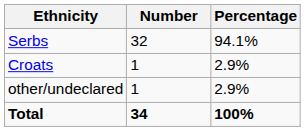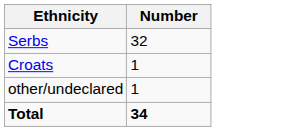- column: (256, 16)
